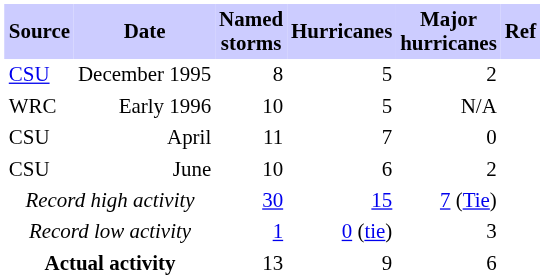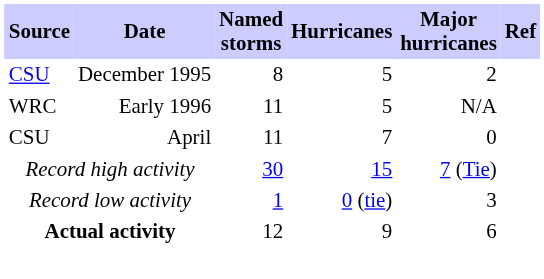(273, 106) 10 -> (273, 106) 11
- row: (192, 168)
(273, 263) 13 -> (273, 231) 12
